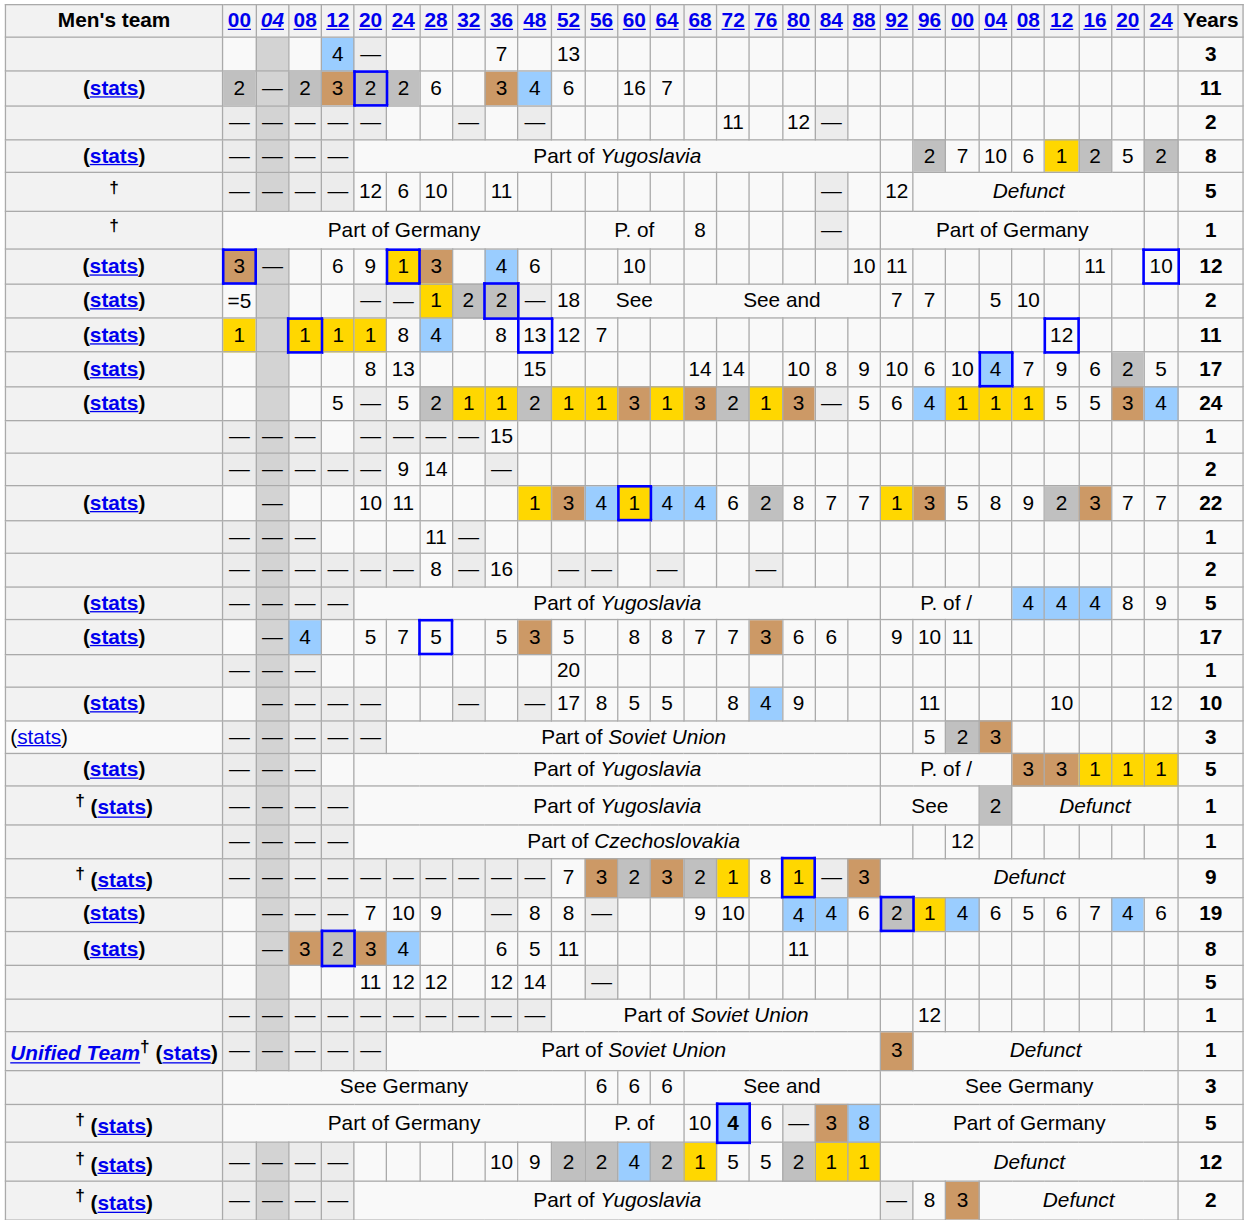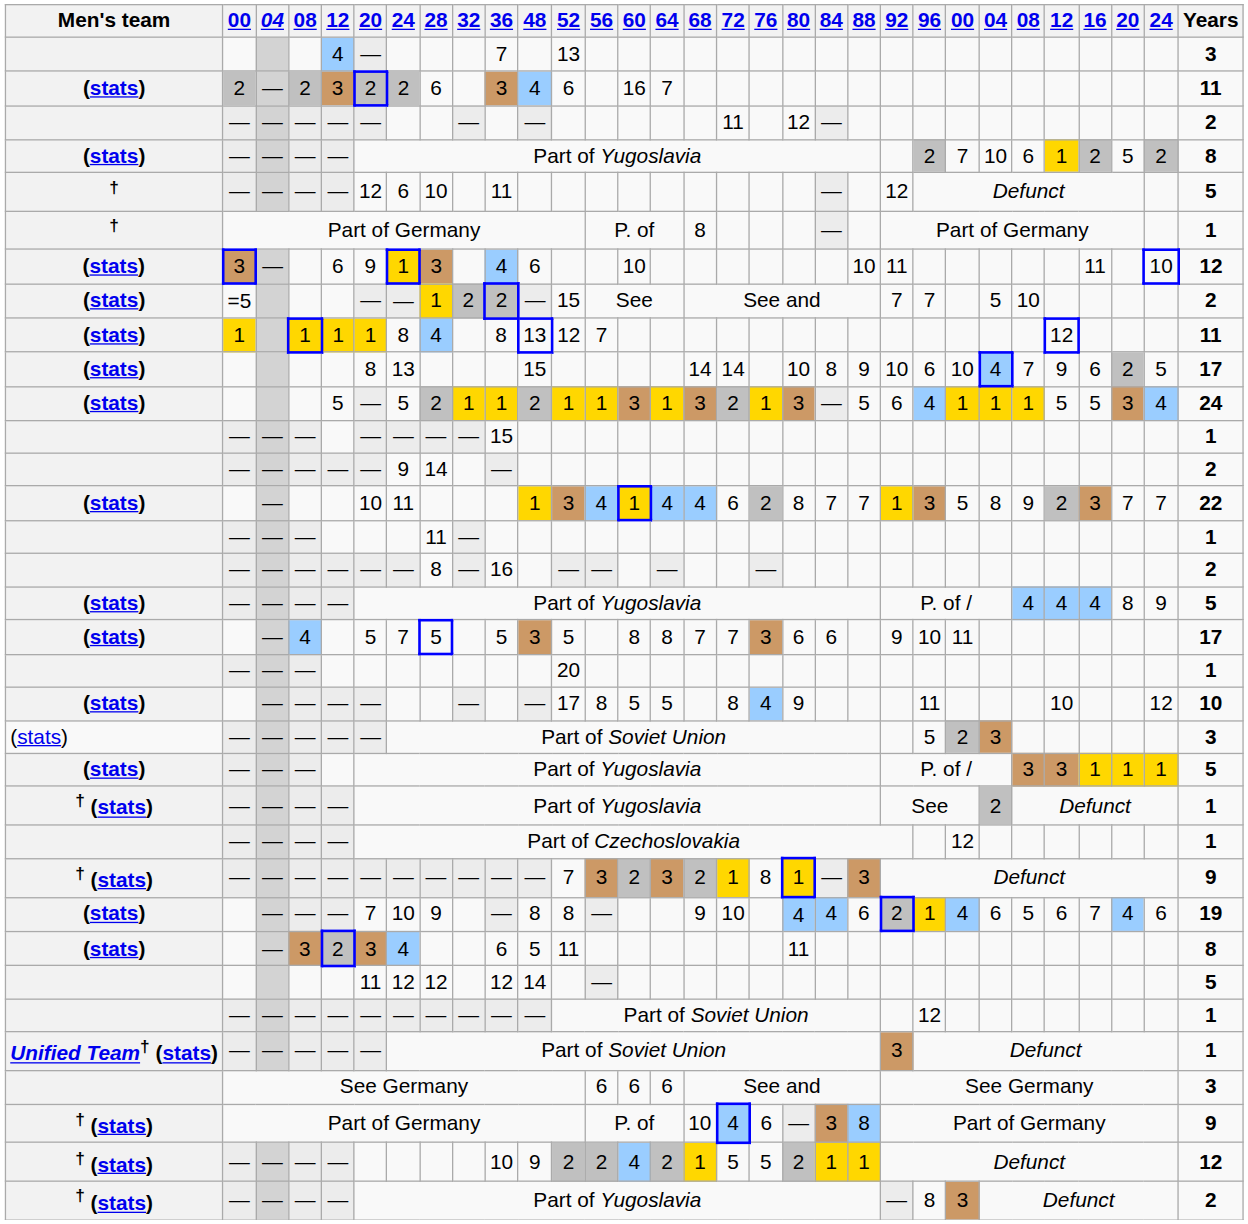(569, 300) 18 -> (569, 300) 15
(733, 1123) bold -> (733, 1123) normal
(1211, 1123) 5 -> (1211, 1123) 9
